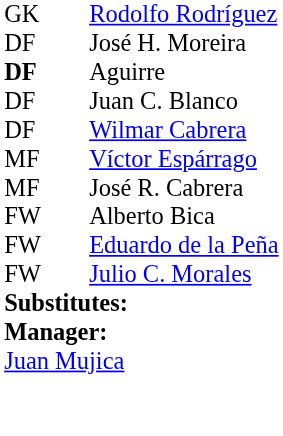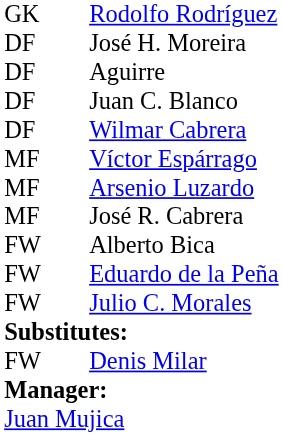(20, 71) bold -> (20, 71) normal
+ row: (172, 187)
+ row: (148, 360)
